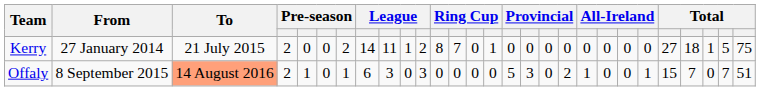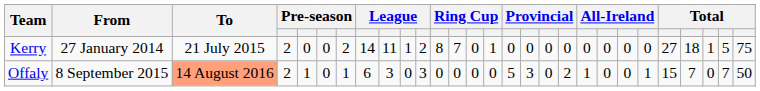(744, 73) 51 -> (744, 73) 50
